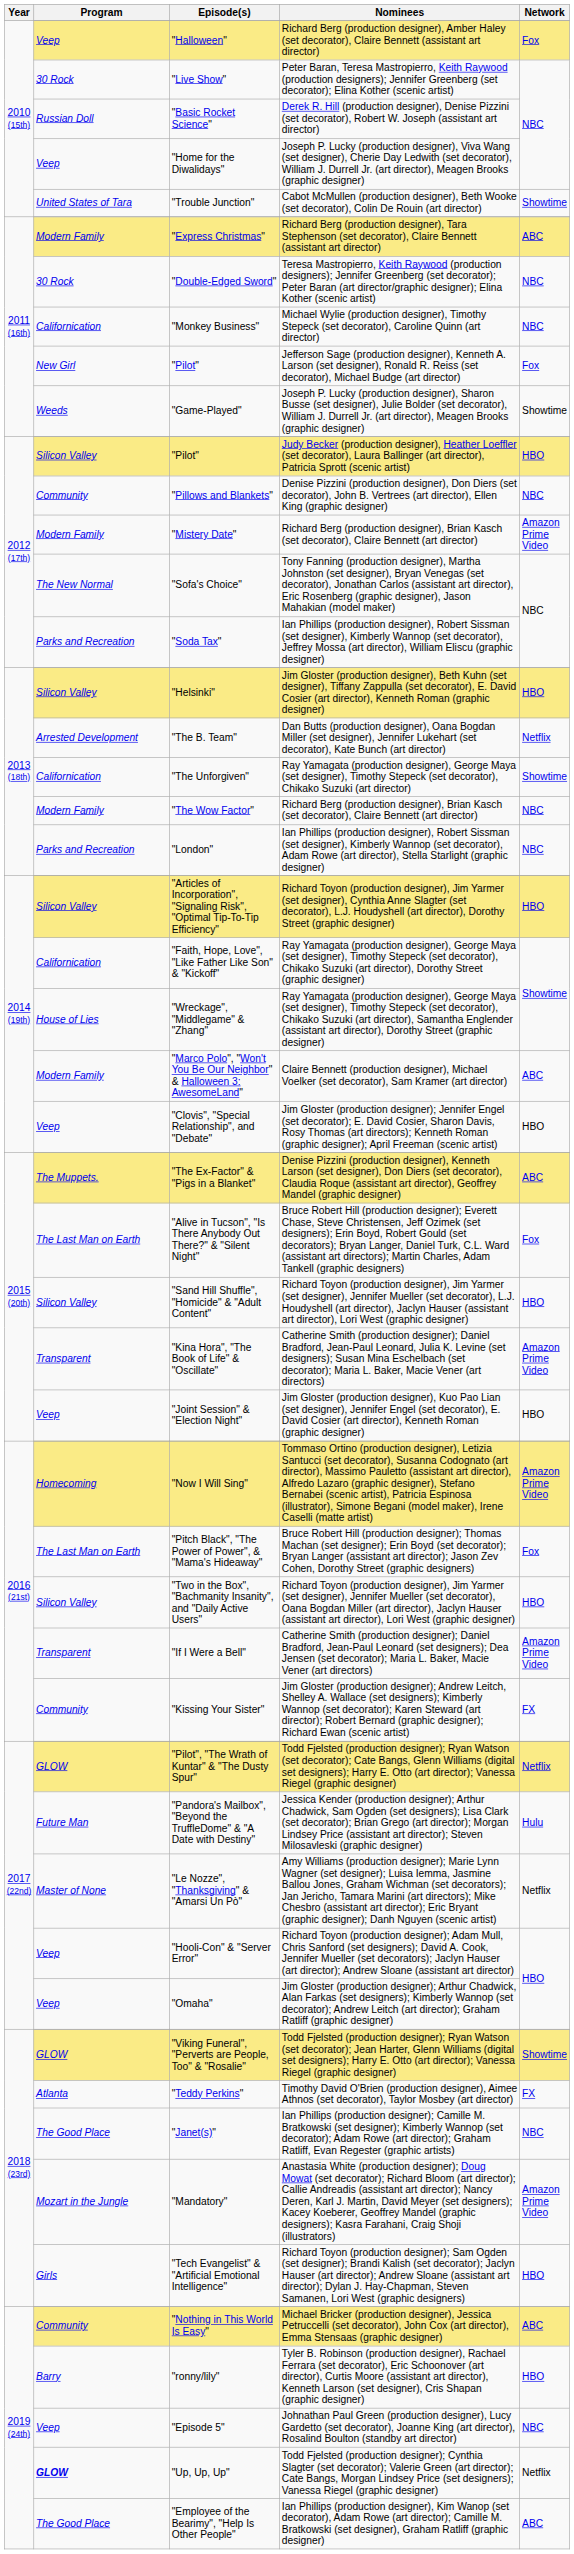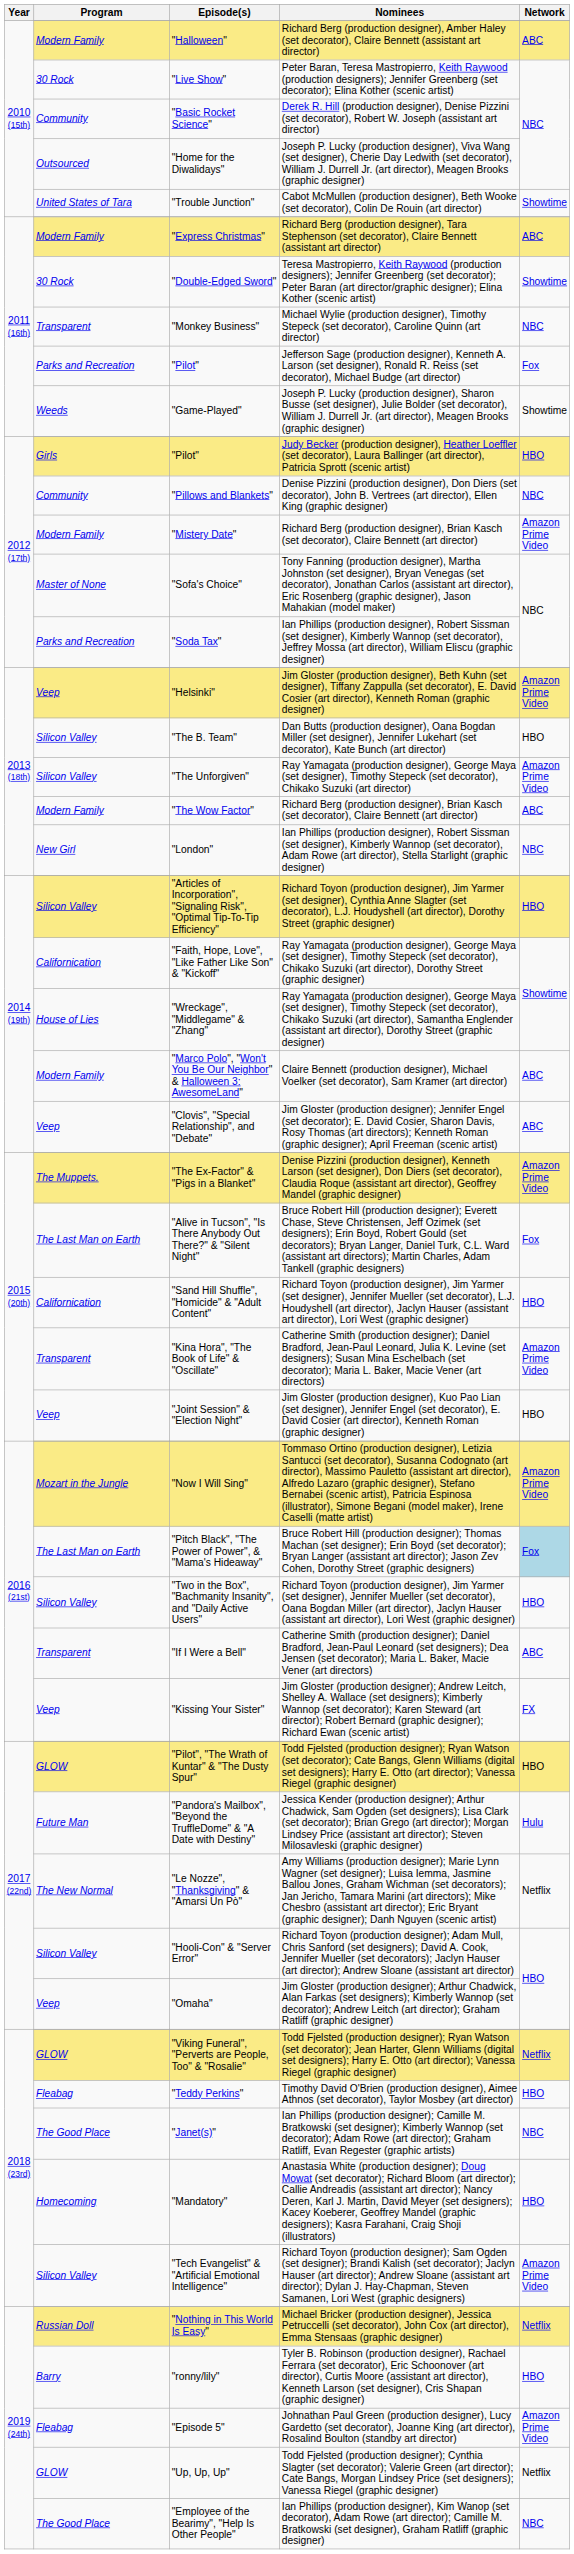(48, 40) Veep -> (70, 40) Modern Family
(531, 40) Fox -> (533, 40) ABC
(65, 118) Russian Doll -> (62, 118) Community
(48, 163) Veep -> (63, 163) Outsourced
(533, 281) NBC -> (545, 281) Showtime
(69, 326) Californication -> (63, 326) Transparent
(56, 366) New Girl -> (85, 366) Parks and Recreation
(66, 456) Silicon Valley -> (47, 456) Girls
(74, 585) The New Normal -> (71, 585) Master of None
(66, 692) Silicon Valley -> (48, 692) Veep
(533, 692) HBO -> (541, 692) Amazon Prime Video
(87, 737) Arrested Development -> (66, 737) Silicon Valley
(536, 737) Netflix -> (533, 737) HBO
(69, 777) Californication -> (66, 777) Silicon Valley
(545, 777) Showtime -> (541, 777) Amazon Prime Video
(533, 810) NBC -> (533, 810) ABC
(85, 850) Parks and Recreation -> (56, 850) New Girl
(533, 1127) HBO -> (533, 1127) ABC
(533, 1177) ABC -> (541, 1177) Amazon Prime Video
(66, 1302) Silicon Valley -> (69, 1302) Californication
(66, 1483) Homecoming -> (82, 1483) Mozart in the Jungle
(531, 1551) no background -> (531, 1551) lightblue background
(541, 1653) Amazon Prime Video -> (533, 1653) ABC
(62, 1709) Community -> (48, 1709) Veep
(536, 1766) Netflix -> (533, 1766) HBO
(71, 1891) Master of None -> (74, 1891) The New Normal
(48, 1953) Veep -> (66, 1953) Silicon Valley
(545, 2055) Showtime -> (536, 2055) Netflix
(52, 2094) Atlanta -> (55, 2094) Fleabag
(529, 2094) FX -> (533, 2094) HBO
(82, 2201) Mozart in the Jungle -> (66, 2201) Homecoming
(541, 2201) Amazon Prime Video -> (533, 2201) HBO
(47, 2275) Girls -> (66, 2275) Silicon Valley
(533, 2275) HBO -> (541, 2275) Amazon Prime Video
(62, 2326) Community -> (65, 2326) Russian Doll
(533, 2326) ABC -> (536, 2326) Netflix
(48, 2427) Veep -> (55, 2427) Fleabag
(533, 2427) NBC -> (541, 2427) Amazon Prime Video
(52, 2473) bold -> (52, 2473) normal
(533, 2523) ABC -> (533, 2523) NBC
